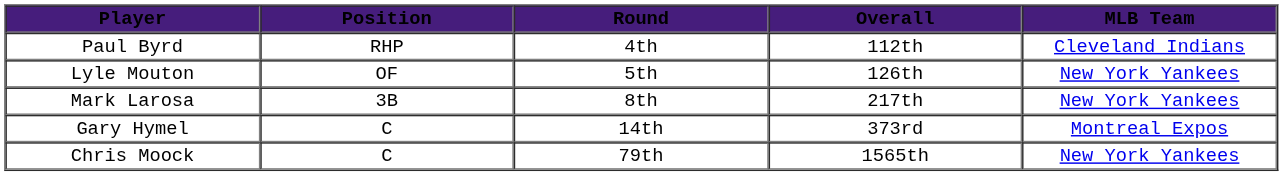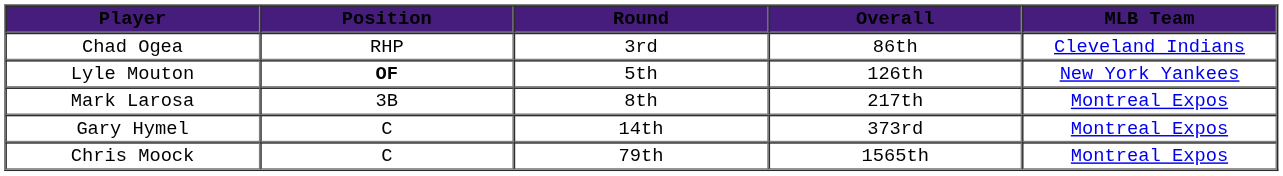+ row: (133, 46)
- row: (133, 46)
(387, 74) normal -> (387, 74) bold
(1150, 101) New York Yankees -> (1149, 101) Montreal Expos
(1150, 156) New York Yankees -> (1149, 156) Montreal Expos
